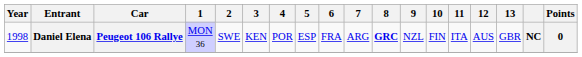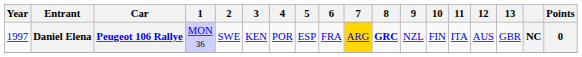(18, 37) 1998 -> (18, 37) 1997
(358, 37) no background -> (358, 37) gold background
